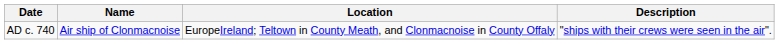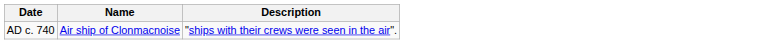- column: (370, 13)
